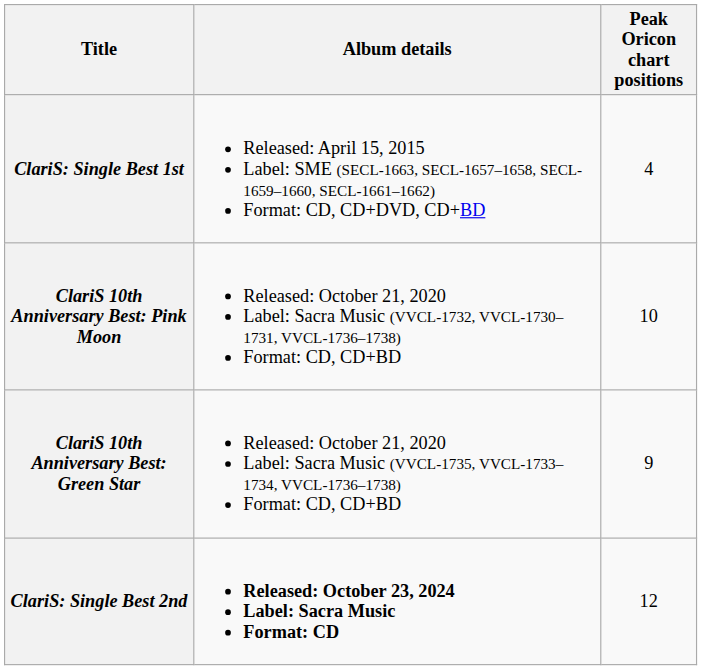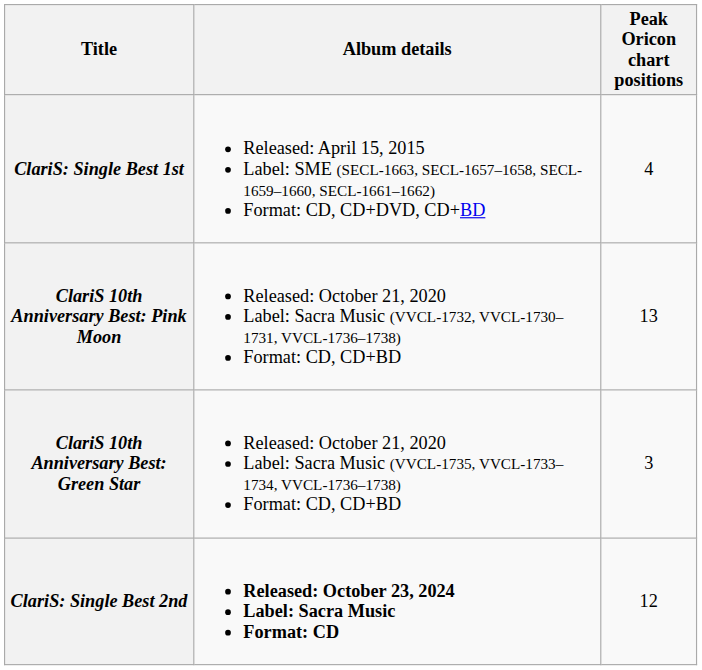(649, 316) 10 -> (649, 316) 13
(649, 463) 9 -> (649, 463) 3
